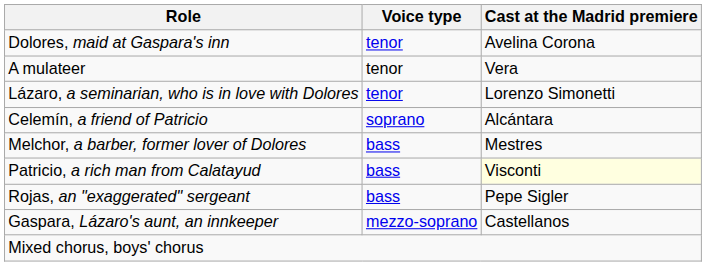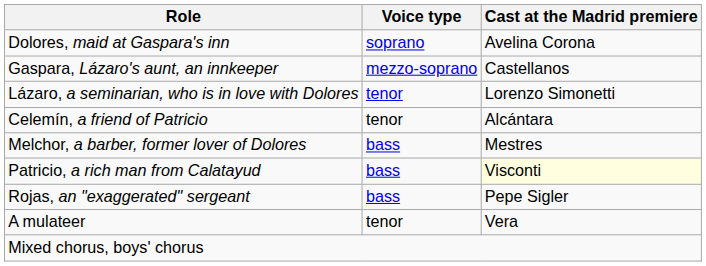(384, 42) tenor -> (395, 42) soprano
rows swapped: (143, 222) <-> (47, 68)
(395, 119) soprano -> (384, 119) tenor
